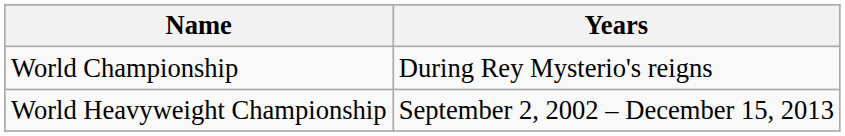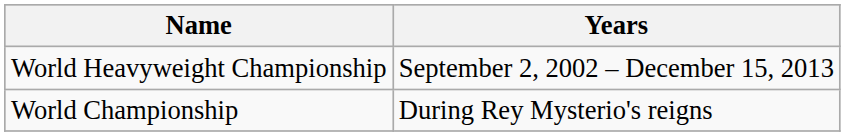rows swapped: (199, 109) <-> (125, 67)
